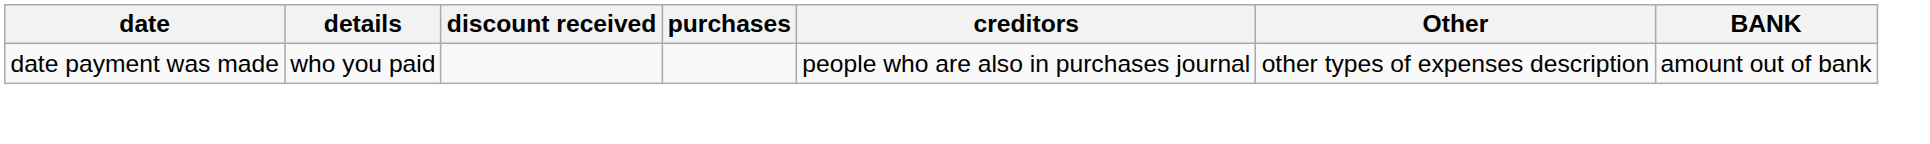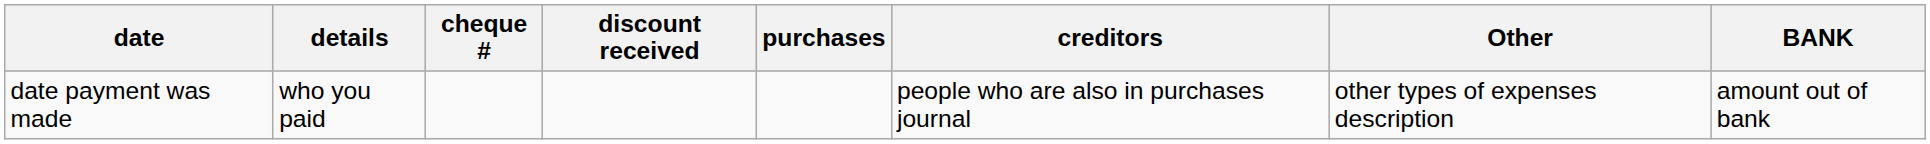+ column: (484, 37)
